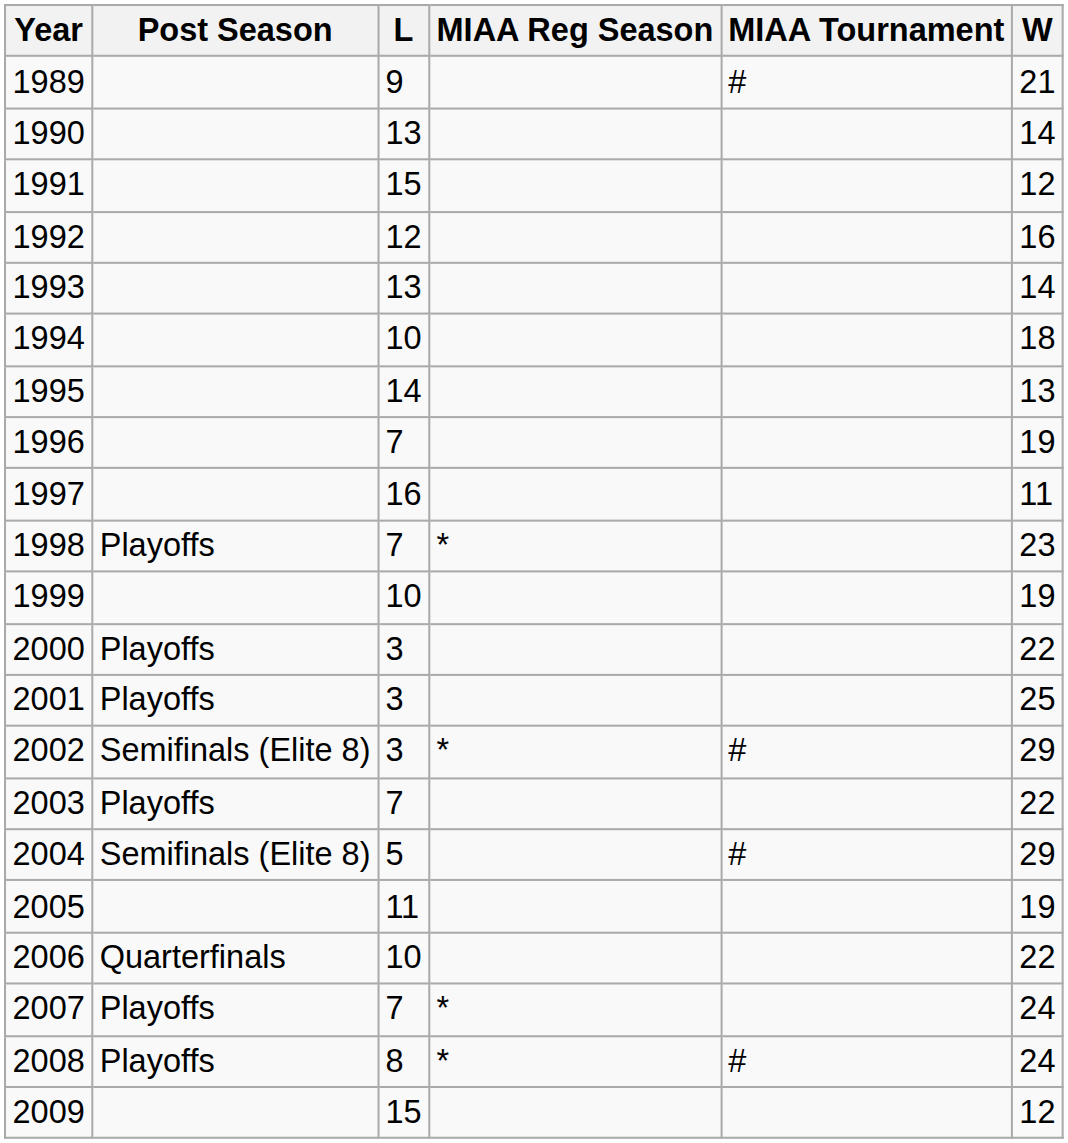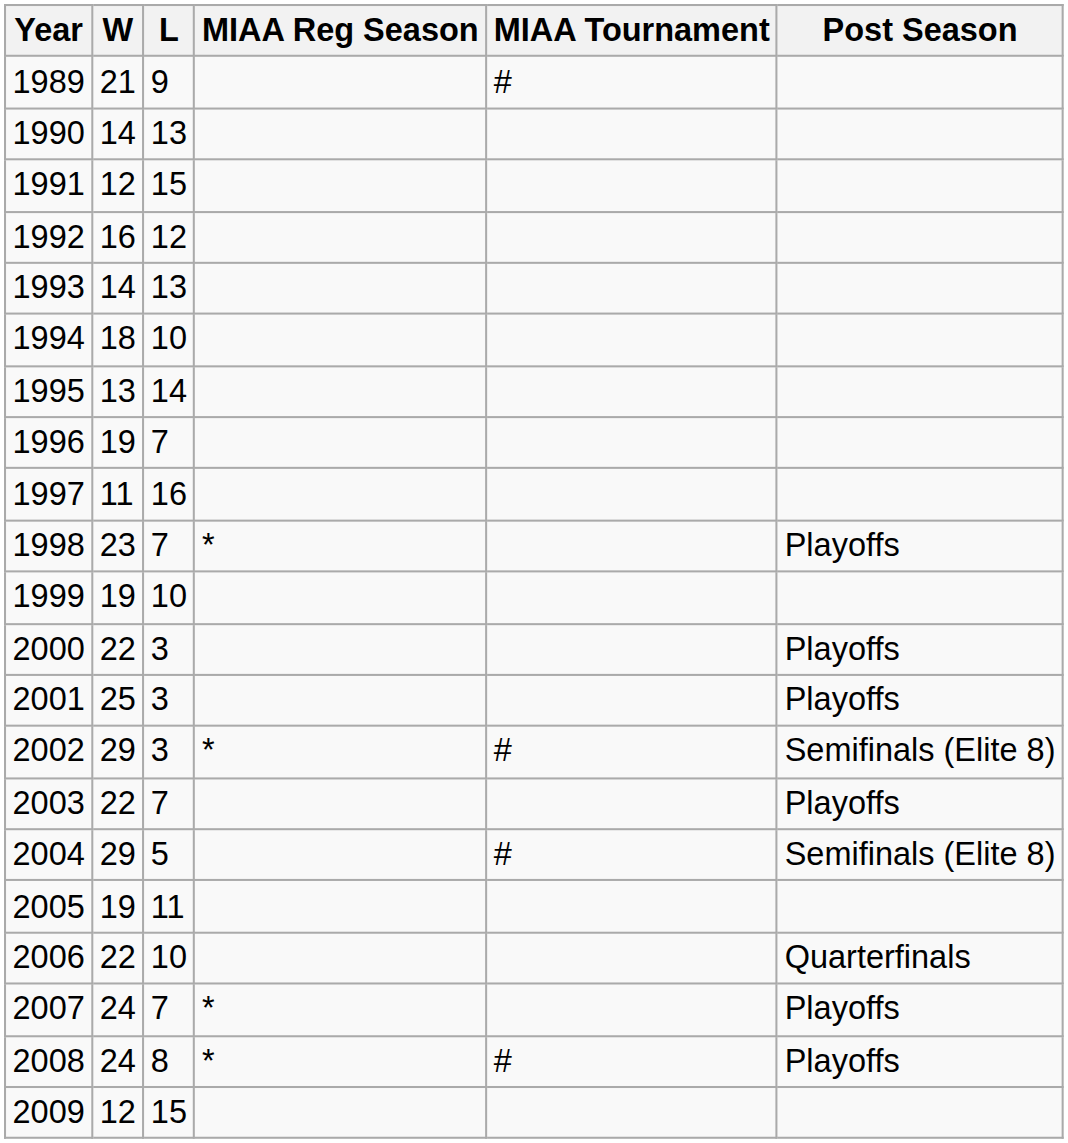columns swapped: (1037, 30) <-> (235, 30)
